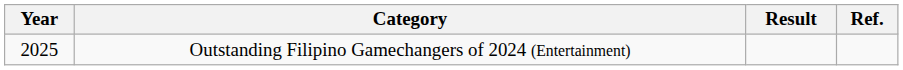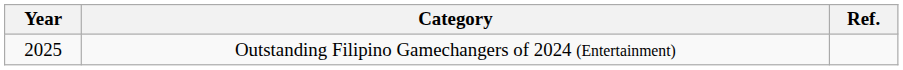- column: (791, 19)
